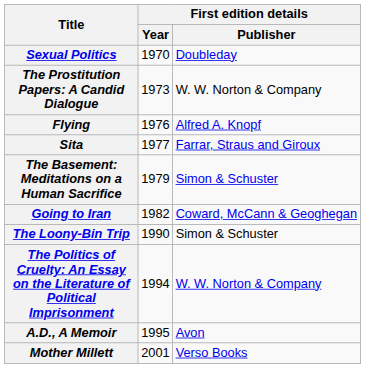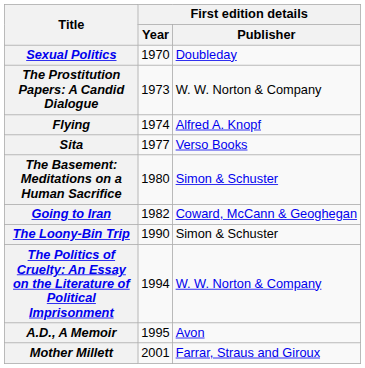(155, 124) 1976 -> (155, 124) 1974
(248, 144) Farrar, Straus and Giroux -> (212, 144) Verso Books
(155, 179) 1979 -> (155, 179) 1980
(212, 353) Verso Books -> (248, 353) Farrar, Straus and Giroux
